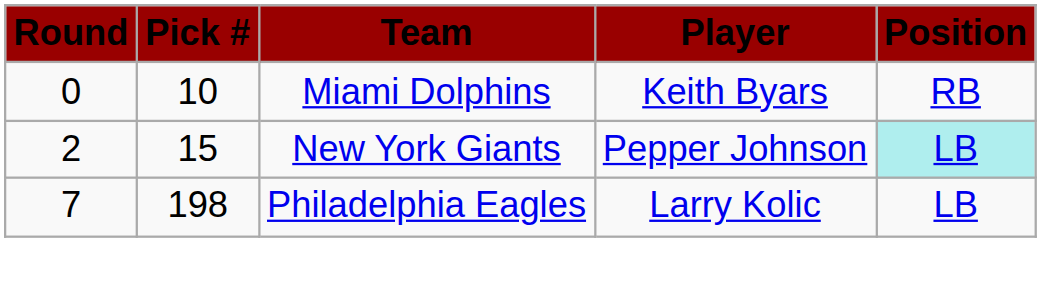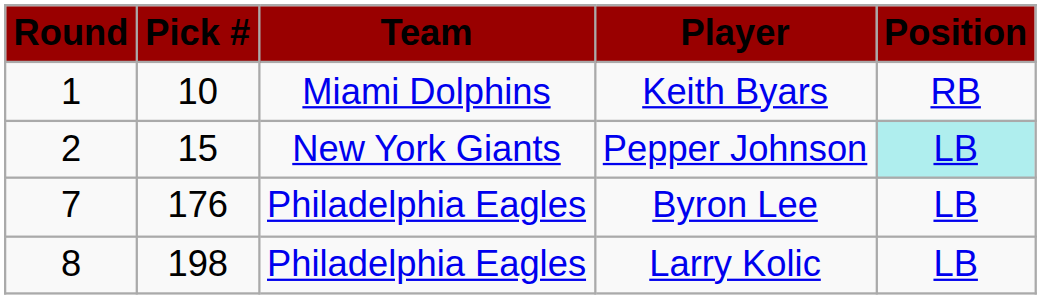(71, 90) 0 -> (71, 90) 1
+ row: (735, 206)
(71, 206) 7 -> (71, 263) 8
